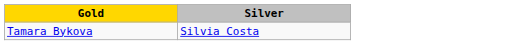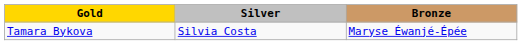+ column: (431, 13)
